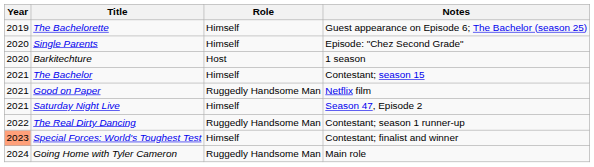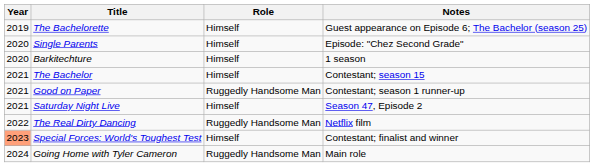(216, 59) Host -> (223, 59) Himself
(348, 91) Netflix film -> (395, 91) Contestant; season 1 runner-up
(395, 122) Contestant; season 1 runner-up -> (348, 122) Netflix film
